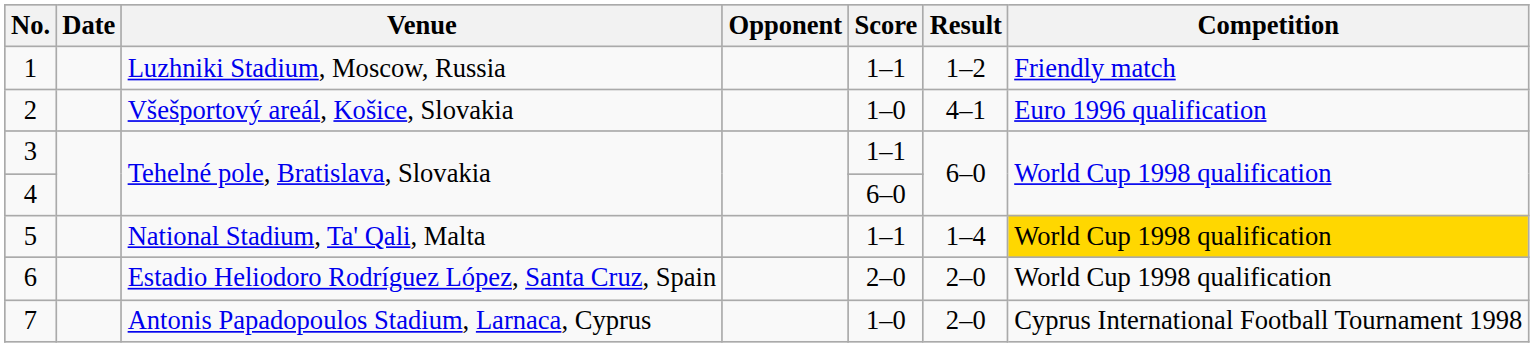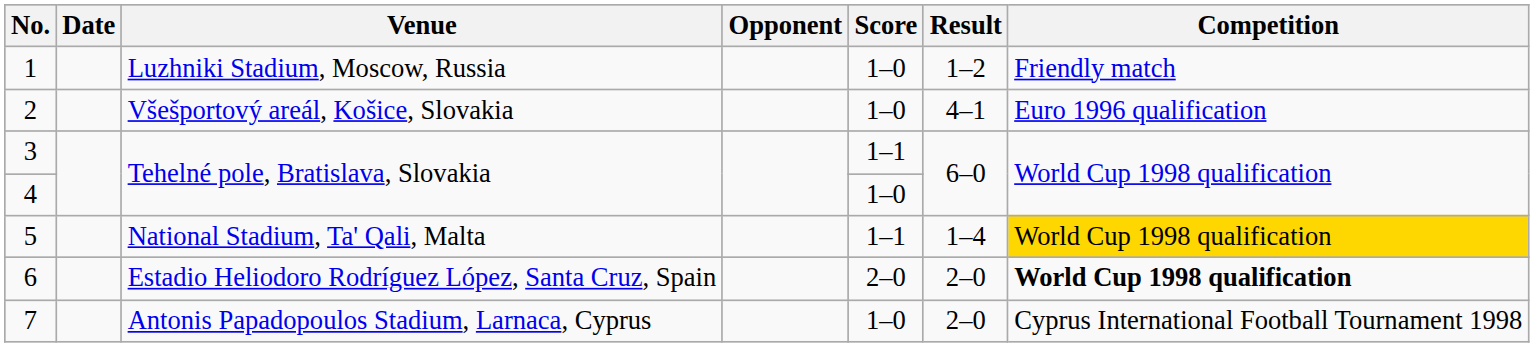(886, 67) 1–1 -> (886, 67) 1–0
(886, 194) 6–0 -> (886, 194) 1–0
(1173, 278) normal -> (1183, 278) bold
